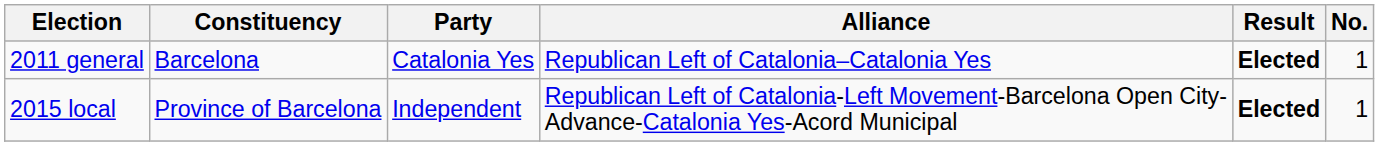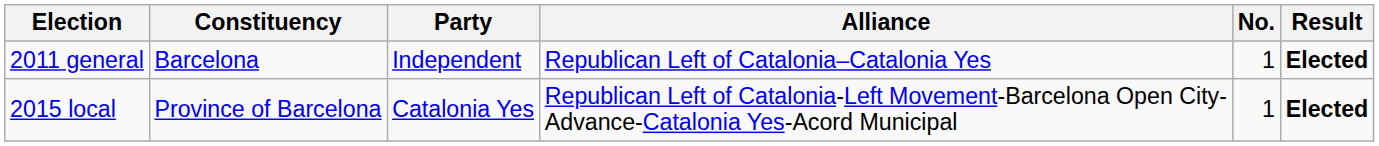columns swapped: (1350, 22) <-> (1279, 22)
(463, 59) Catalonia Yes -> (457, 59) Independent
(457, 109) Independent -> (463, 109) Catalonia Yes
